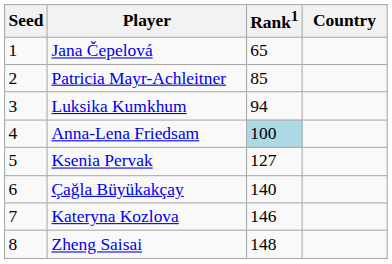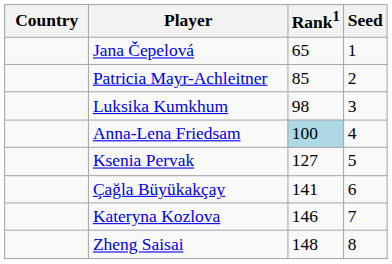columns swapped: (344, 20) <-> (26, 20)
(259, 106) 94 -> (300, 106) 98
(263, 188) 140 -> (305, 188) 141
